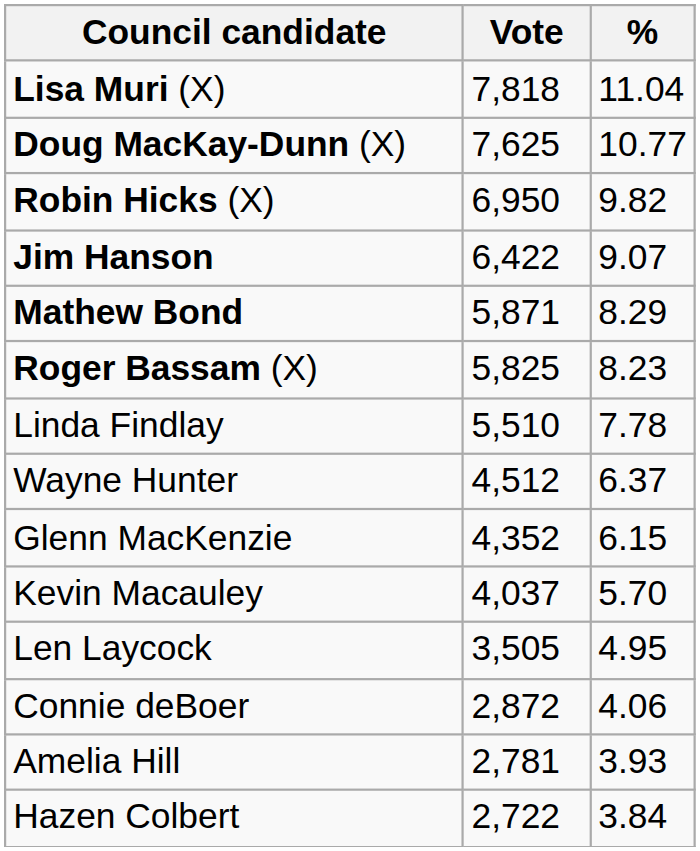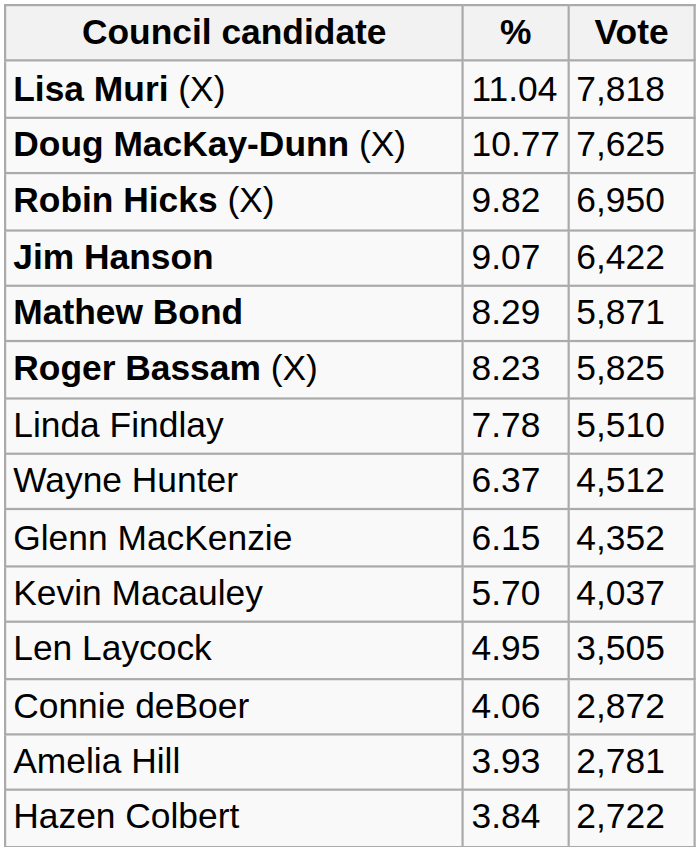columns swapped: (527, 32) <-> (643, 32)
